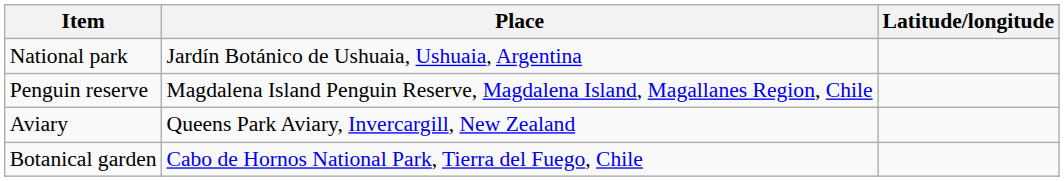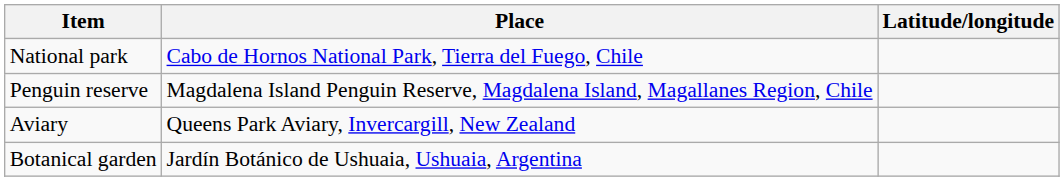(374, 55) Jardín Botánico de Ushuaia, Ushuaia, Argentina -> (405, 55) Cabo de Hornos National Park, Tierra del Fuego, Chile
(405, 158) Cabo de Hornos National Park, Tierra del Fuego, Chile -> (374, 158) Jardín Botánico de Ushuaia, Ushuaia, Argentina
